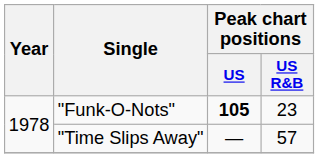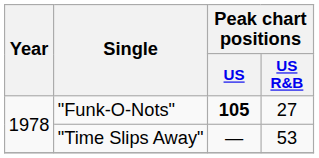(287, 109) 23 -> (287, 109) 27
(287, 138) 57 -> (287, 138) 53
